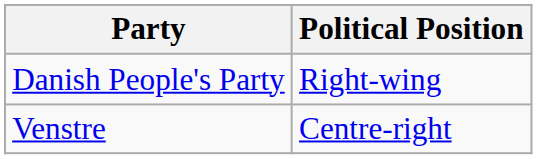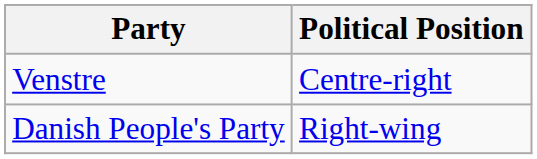rows swapped: (148, 78) <-> (59, 128)
